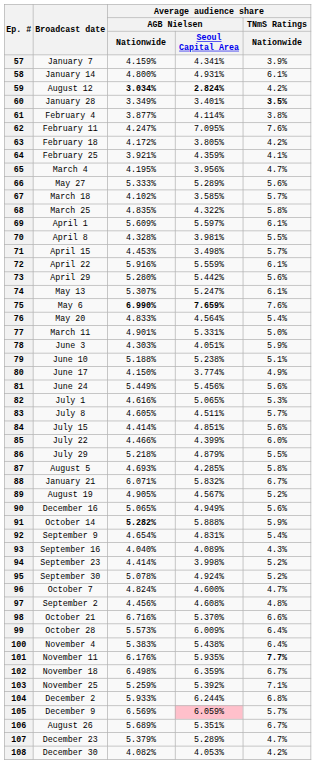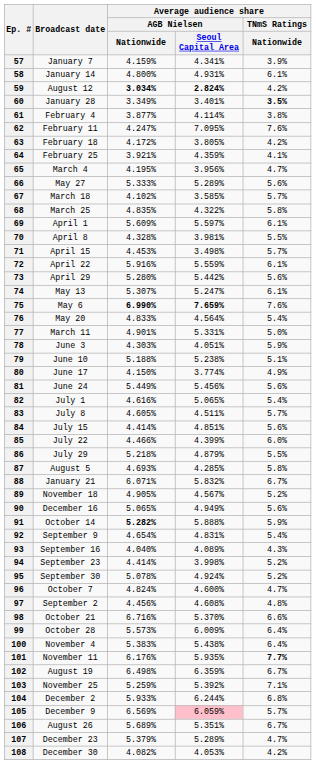(277, 400) 5.3% -> (277, 400) 5.4%
(70, 495) August 19 -> (70, 495) November 18
(70, 672) November 18 -> (70, 672) August 19
